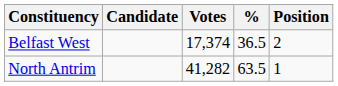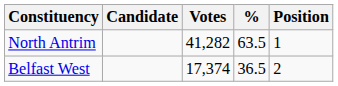rows swapped: (49, 42) <-> (52, 68)
